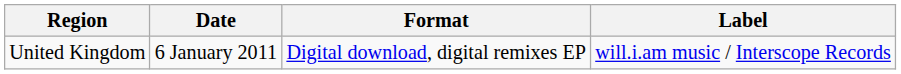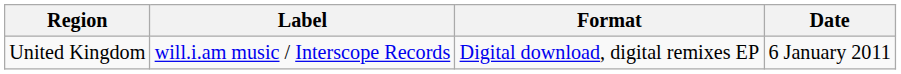columns swapped: (216, 20) <-> (743, 20)
